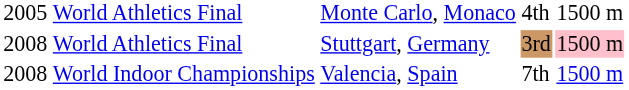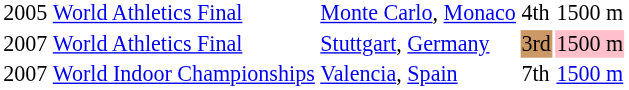(25, 43) 2008 -> (25, 43) 2007
(25, 74) 2008 -> (25, 74) 2007
